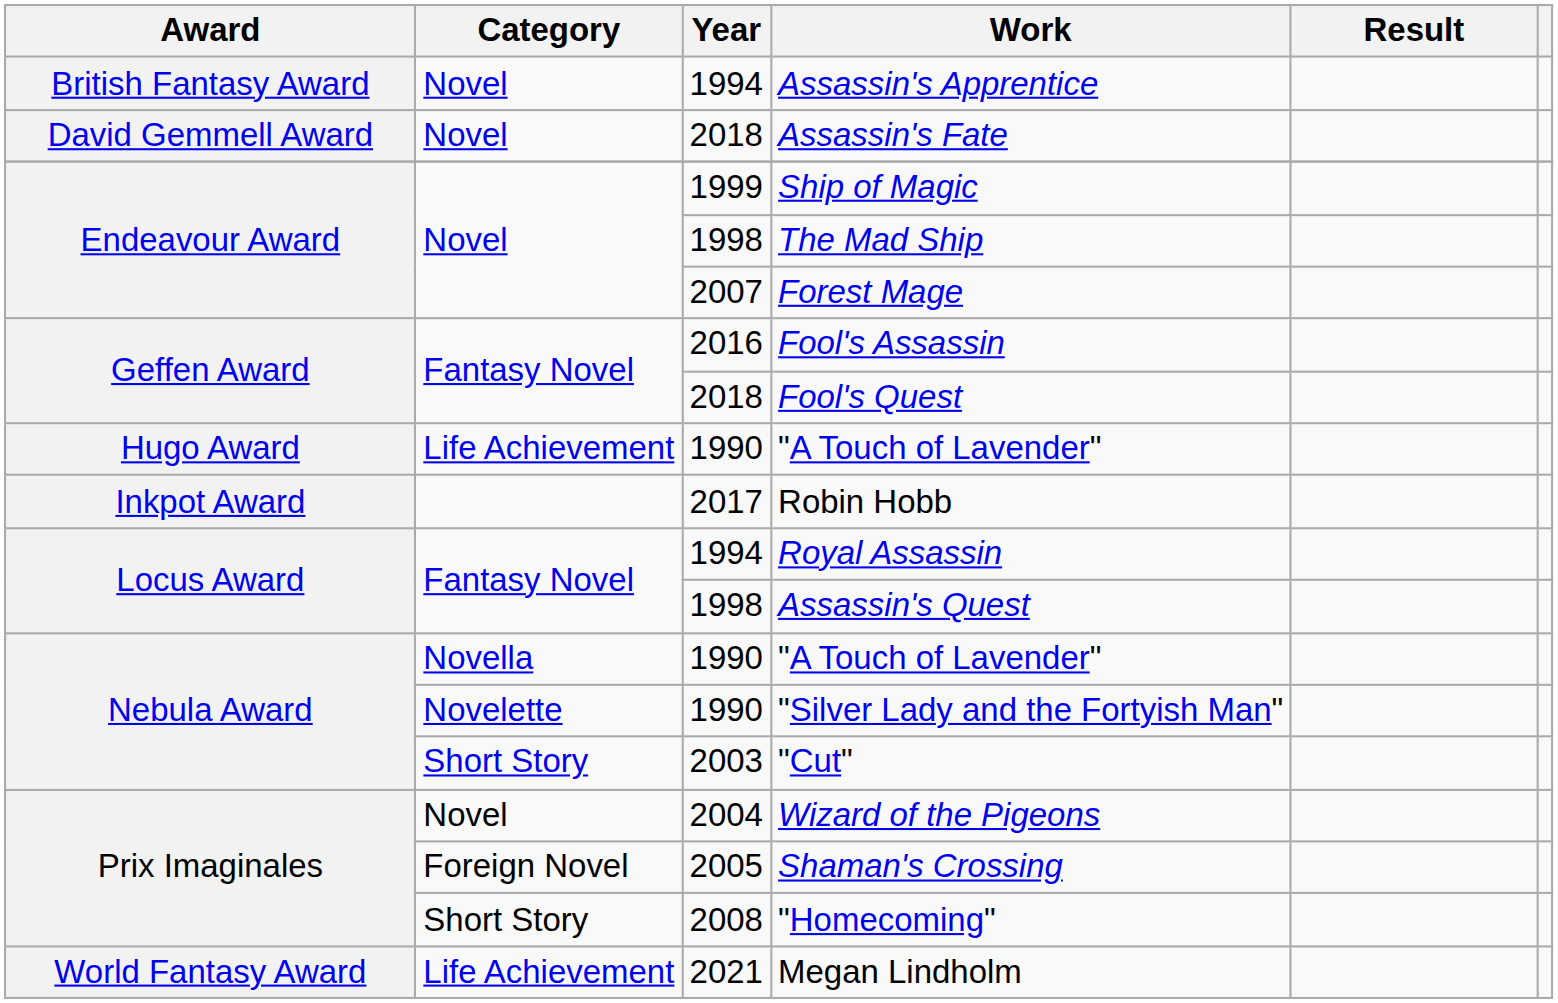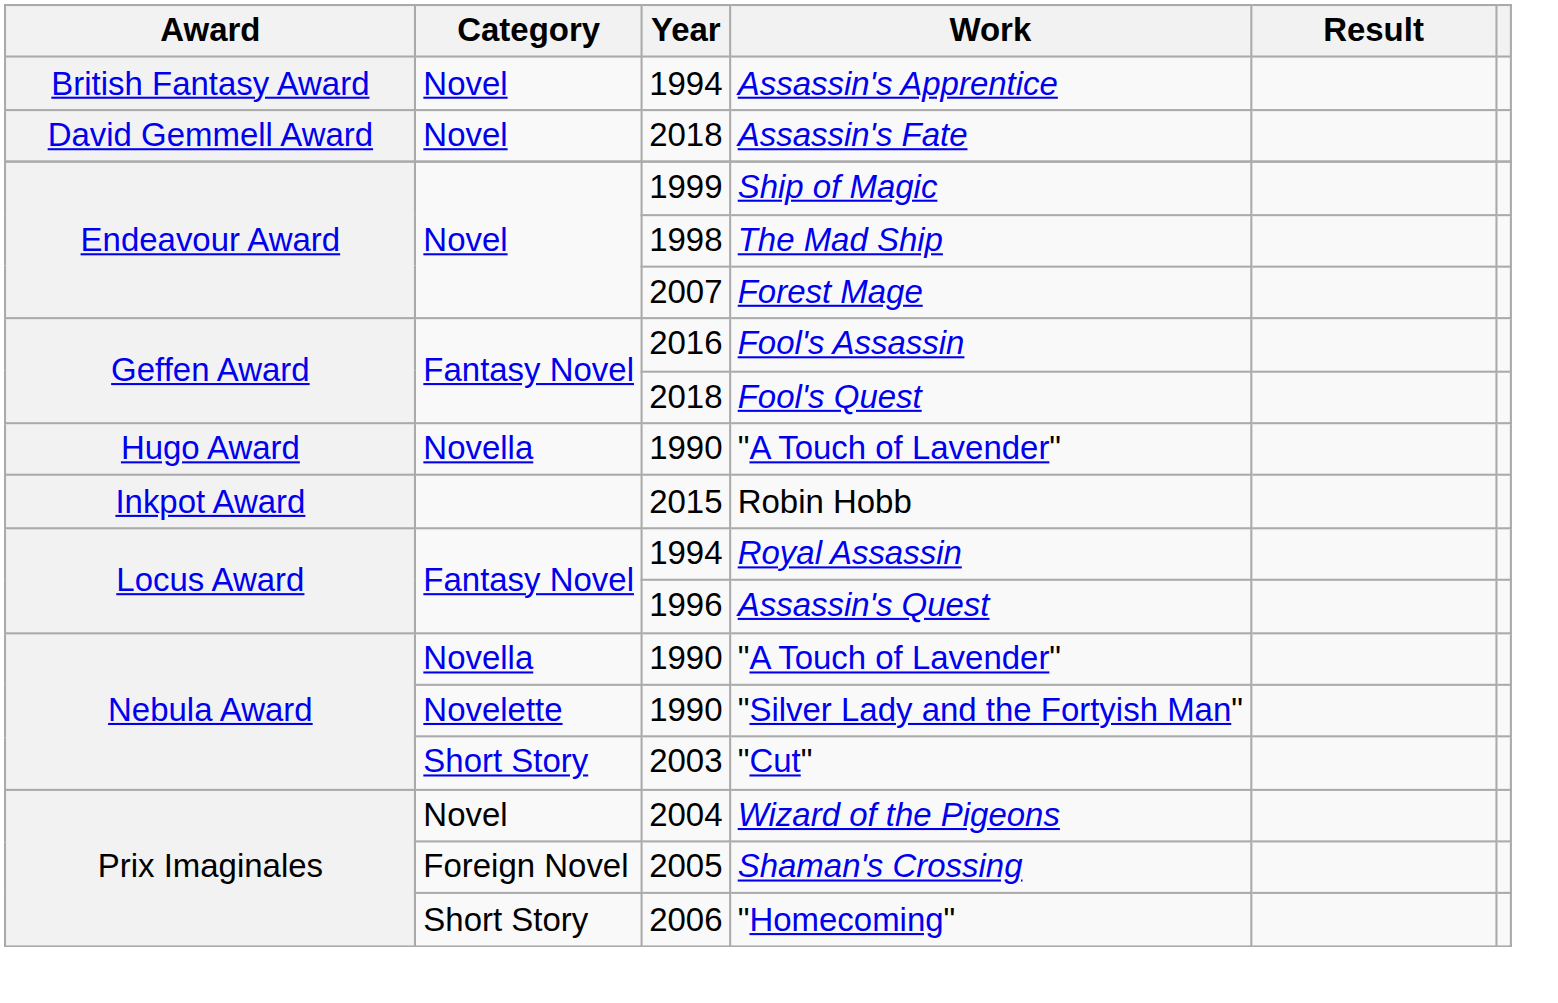(549, 448) Life Achievement -> (478, 448) Novella
(726, 501) 2017 -> (686, 501) 2015
(726, 605) 1998 -> (686, 605) 1996
(726, 919) 2008 -> (686, 919) 2006
- row: (210, 971)
